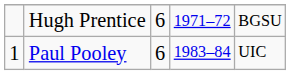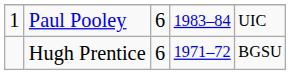rows swapped: (78, 52) <-> (87, 20)
